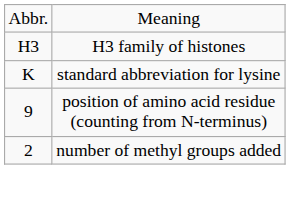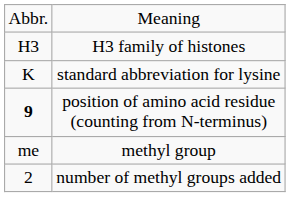(28, 112) normal -> (28, 112) bold
+ row: (169, 149)
